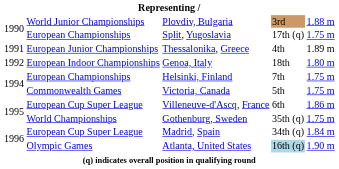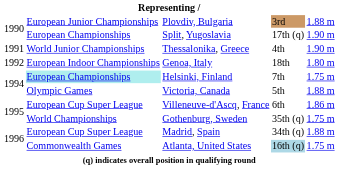(86, 21) World Junior Championships -> (92, 21) European Junior Championships
(321, 35) 1.75 m -> (321, 35) 1.90 m
(92, 49) European Junior Championships -> (86, 49) World Junior Championships
(321, 49) 1.89 m -> (321, 49) 1.90 m
(79, 77) no background -> (79, 77) paleturquoise background
(74, 90) Commonwealth Games -> (59, 90) Olympic Games
(321, 90) 1.75 m -> (321, 90) 1.88 m
(321, 132) 1.84 m -> (321, 132) 1.88 m
(59, 146) Olympic Games -> (74, 146) Commonwealth Games
(321, 146) 1.90 m -> (321, 146) 1.75 m
